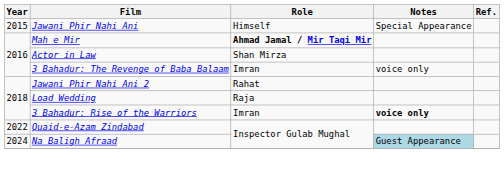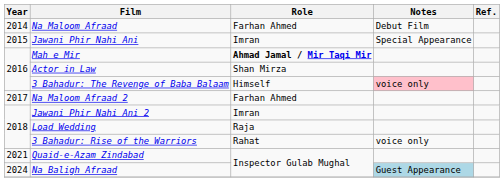+ row: (75, 26)
(252, 26) Himself -> (246, 40) Imran
(246, 69) Imran -> (252, 84) Himself
(402, 69) no background -> (402, 84) pink background
+ row: (80, 98)
(246, 84) Rahat -> (246, 112) Imran
(246, 112) Imran -> (246, 141) Rahat
(402, 112) bold -> (402, 141) normal
(17, 127) 2022 -> (17, 156) 2021
